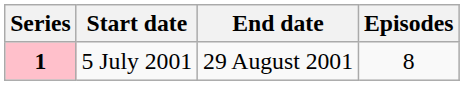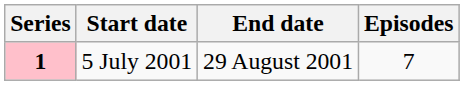(409, 60) 8 -> (409, 60) 7
